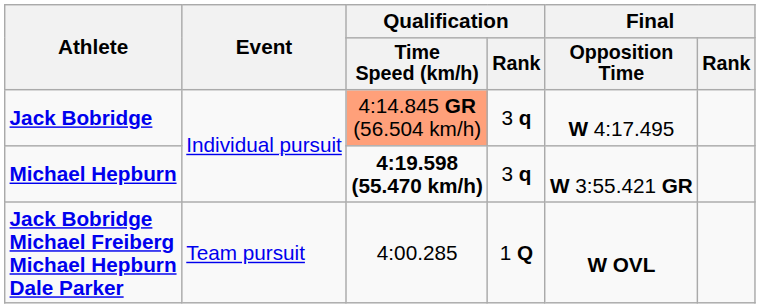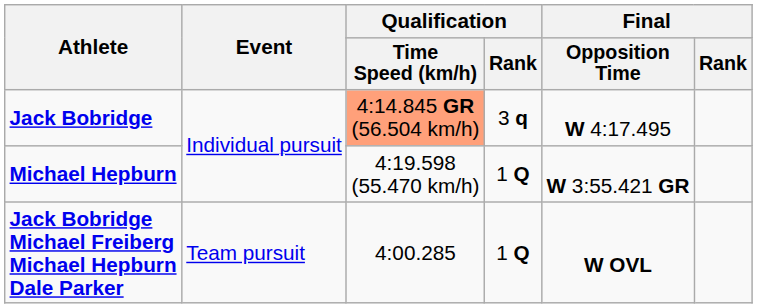(417, 174) bold -> (415, 174) normal
(516, 174) 3 q -> (513, 174) 1 Q
